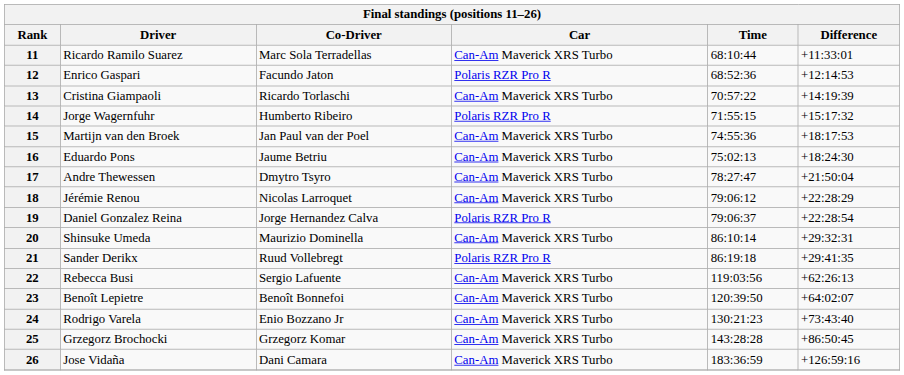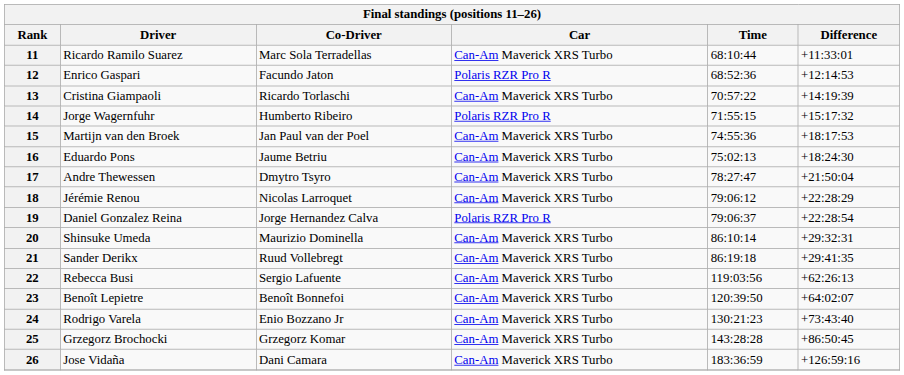(503, 258) Polaris RZR Pro R -> (533, 258) Can-Am Maverick XRS Turbo
